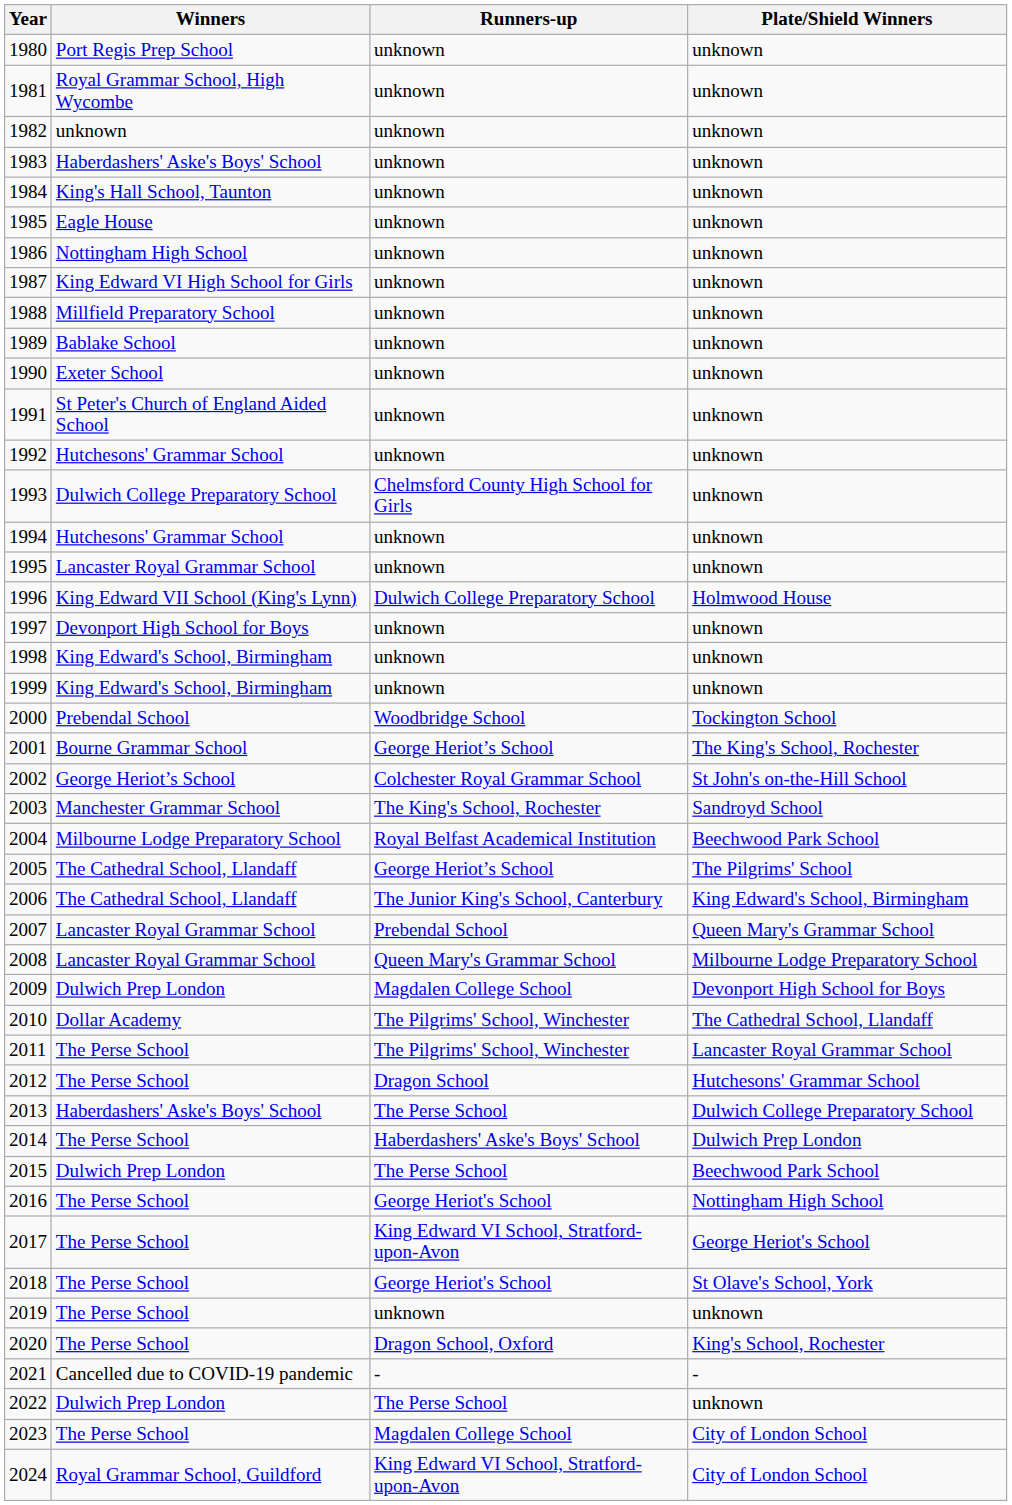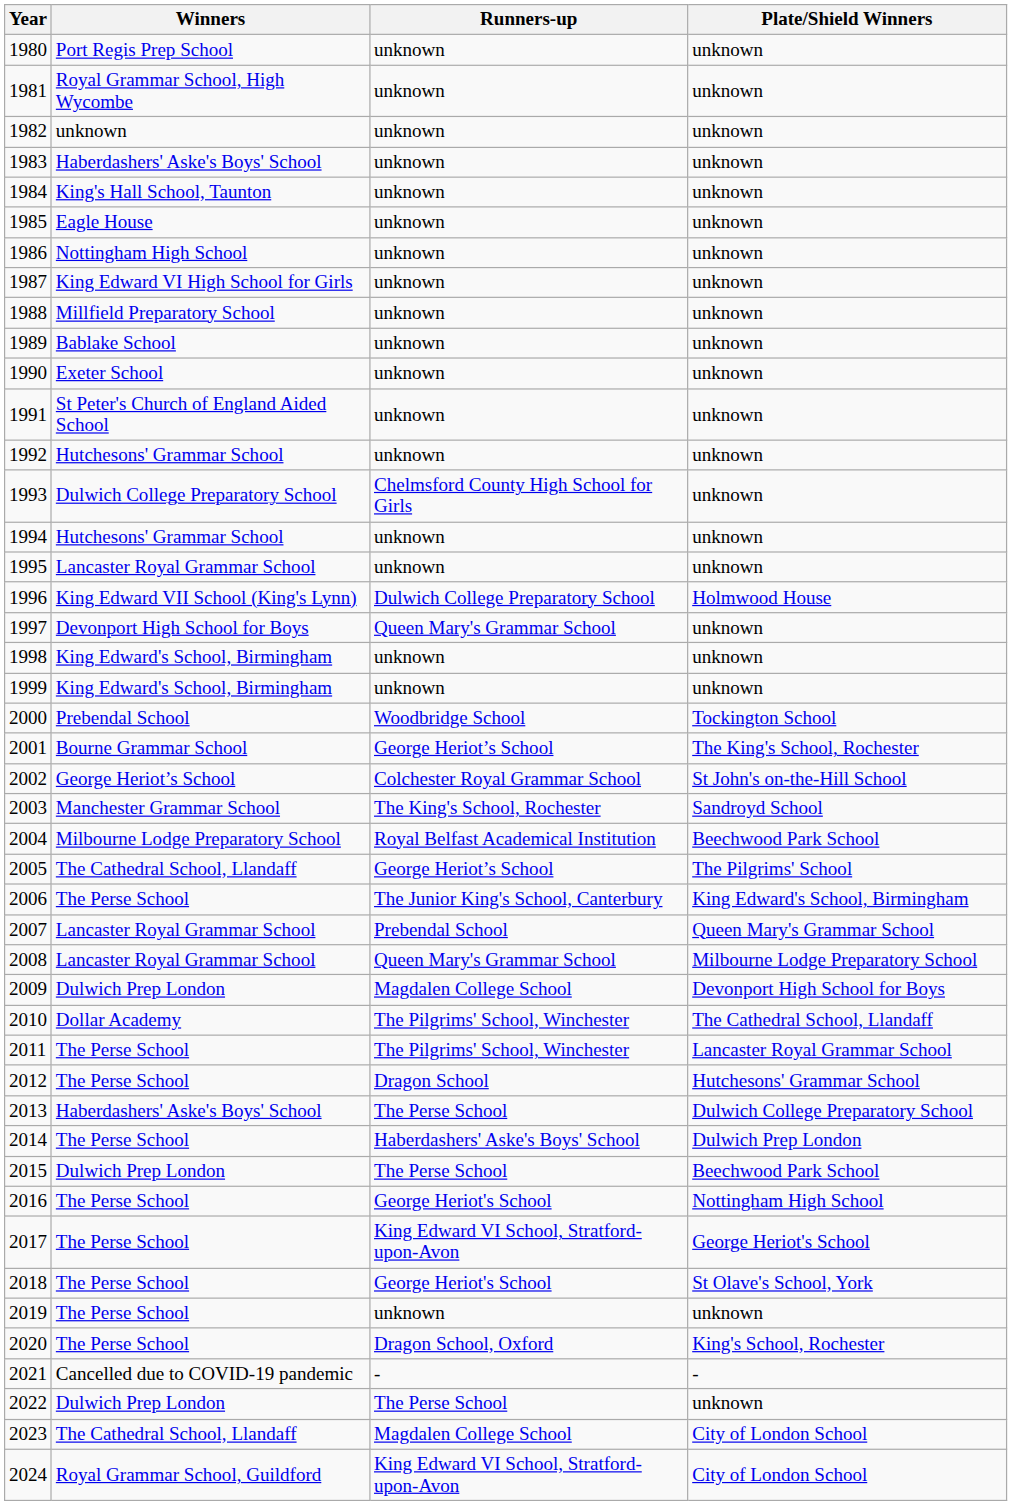(409, 627) unknown -> (495, 627) Queen Mary's Grammar School
(176, 899) The Cathedral School, Llandaff -> (122, 899) The Perse School
(122, 1433) The Perse School -> (176, 1433) The Cathedral School, Llandaff
